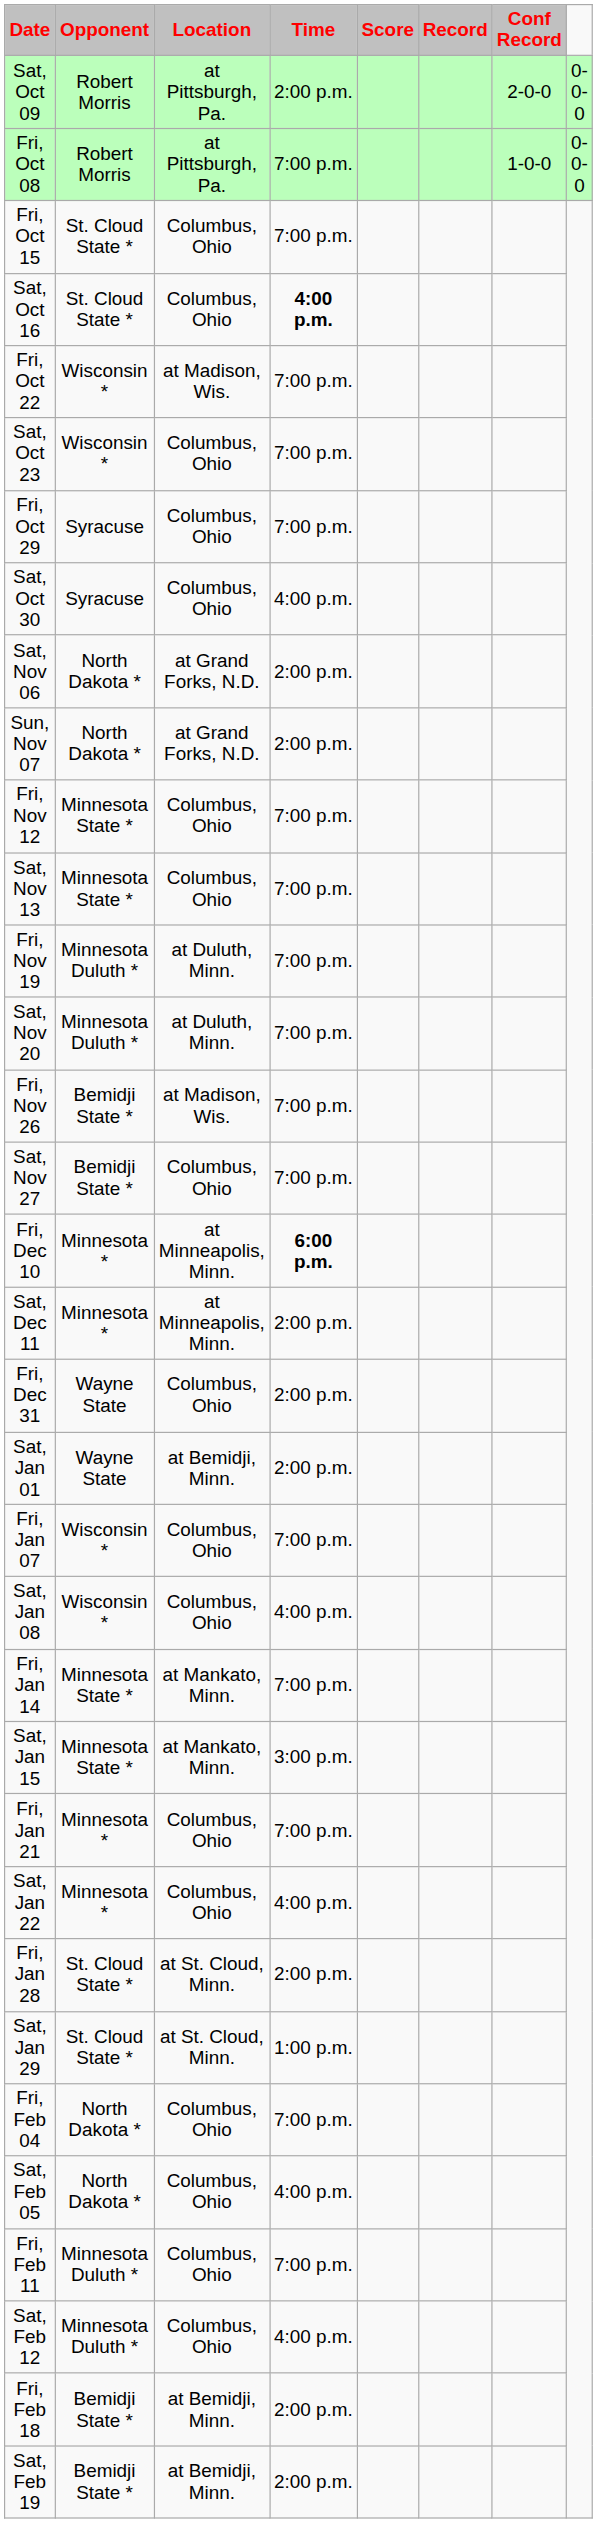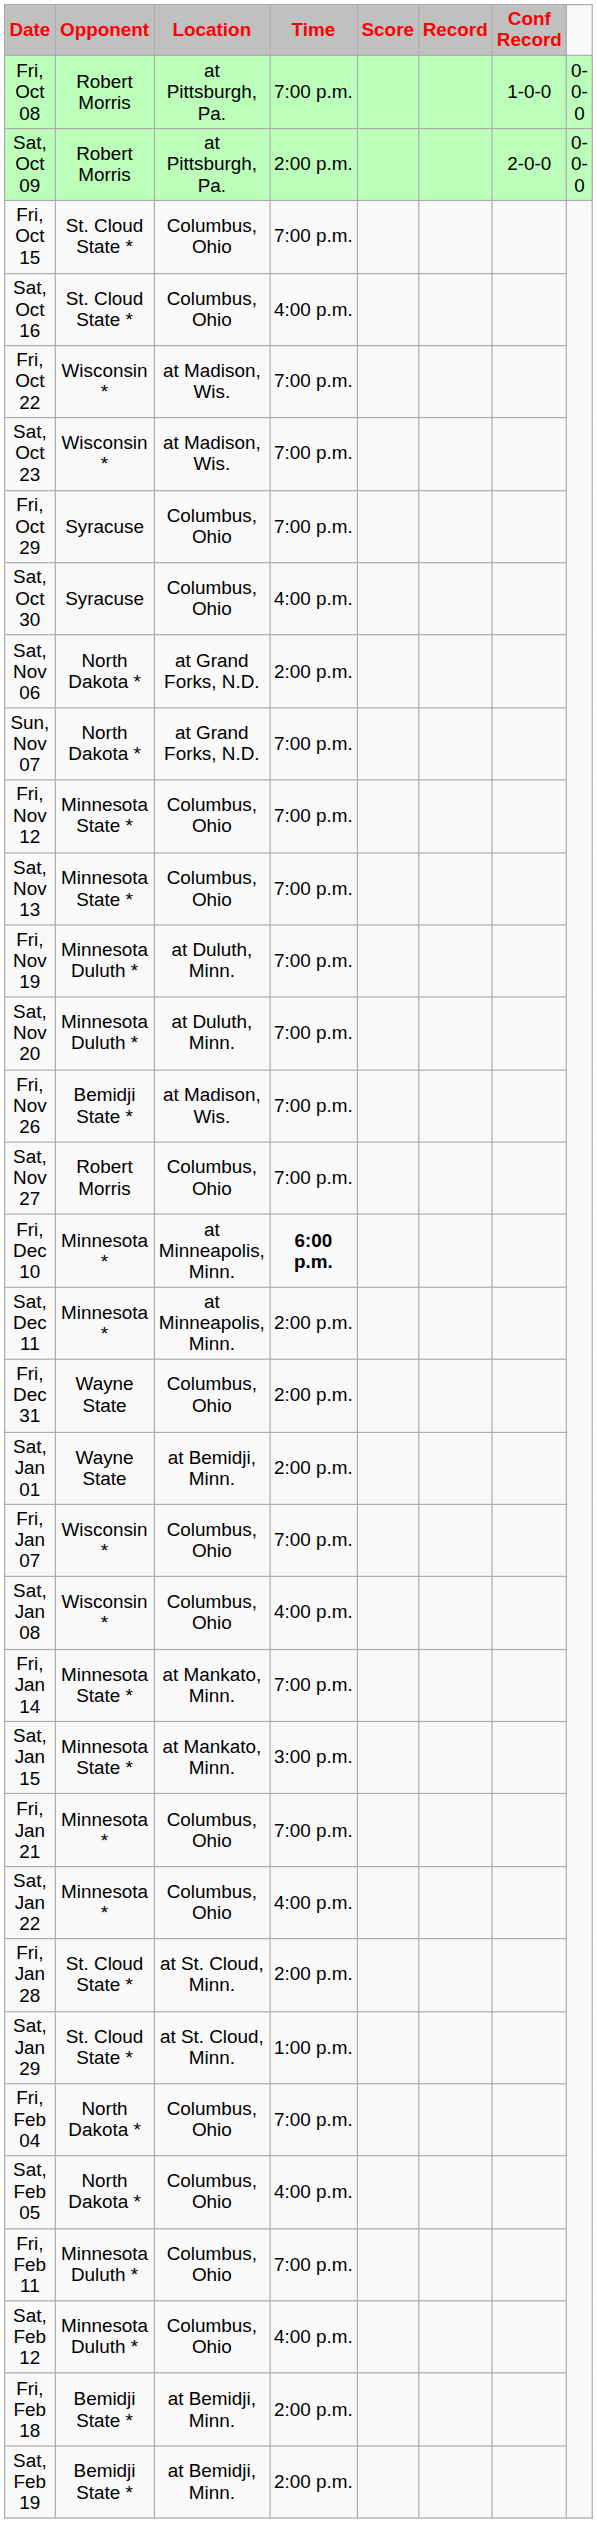rows swapped: (30, 164) <-> (30, 91)
(313, 309) bold -> (313, 309) normal
(212, 454) Columbus, Ohio -> (212, 454) at Madison, Wis.
(313, 743) 2:00 p.m. -> (313, 743) 7:00 p.m.
(105, 1178) Bemidji State * -> (105, 1178) Robert Morris
